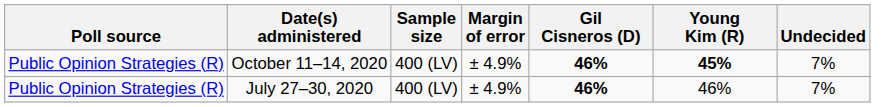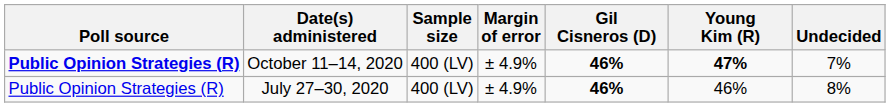(116, 63) normal -> (124, 63) bold
(715, 63) 45% -> (730, 63) 47%
(823, 90) 7% -> (839, 90) 8%
